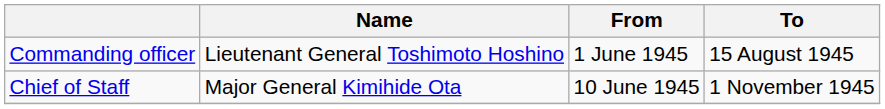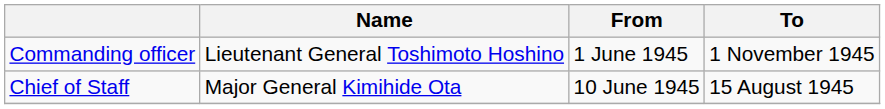(782, 53) 15 August 1945 -> (792, 53) 1 November 1945
(792, 86) 1 November 1945 -> (782, 86) 15 August 1945
